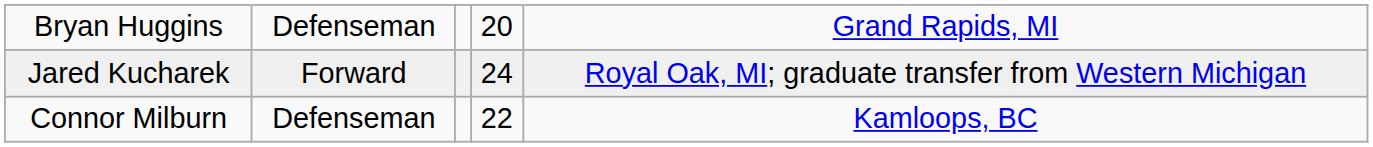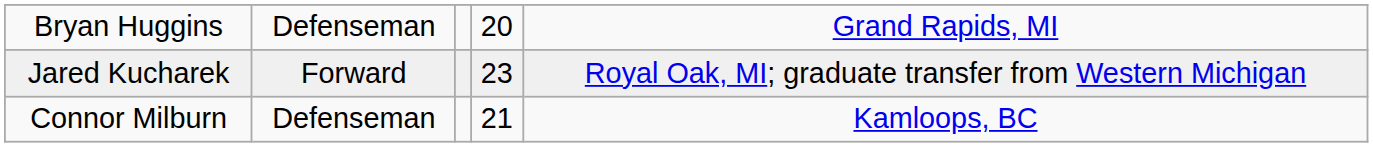(497, 73) 24 -> (497, 73) 23
(497, 118) 22 -> (497, 118) 21
